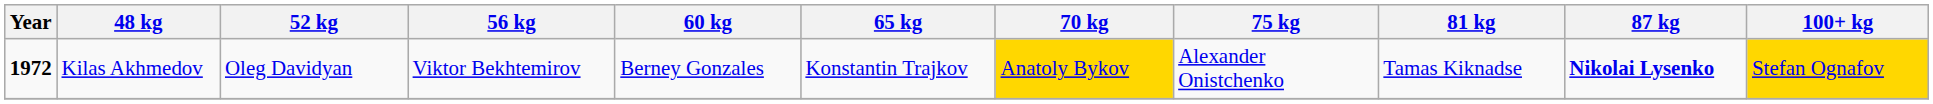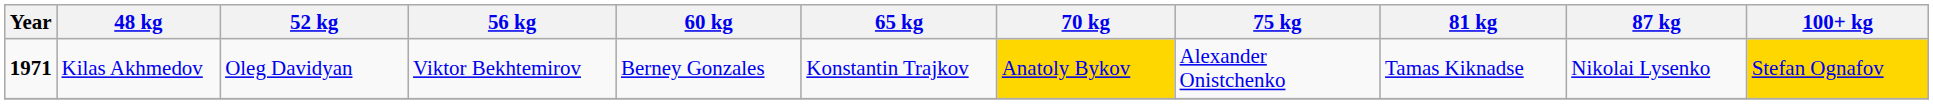(31, 68) 1972 -> (31, 68) 1971
(1642, 68) bold -> (1641, 68) normal
